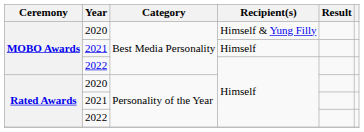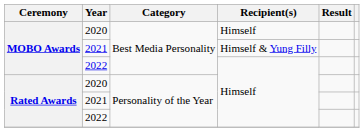(268, 30) Himself & Yung Filly -> (238, 30) Himself
(238, 48) Himself -> (268, 48) Himself & Yung Filly
